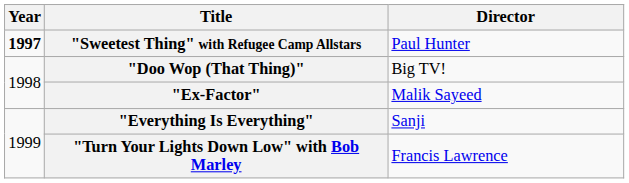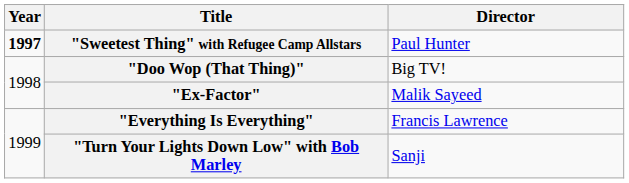(408, 120) Sanji -> (450, 120) Francis Lawrence
(450, 156) Francis Lawrence -> (408, 156) Sanji
